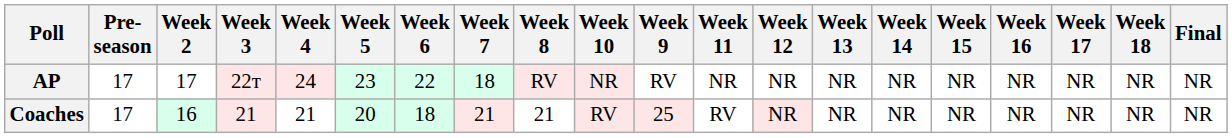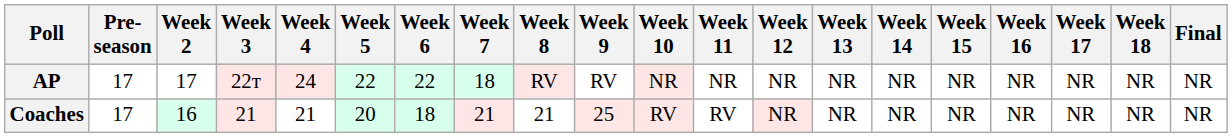columns swapped: (663, 34) <-> (604, 34)
(365, 81) 23 -> (365, 81) 22
